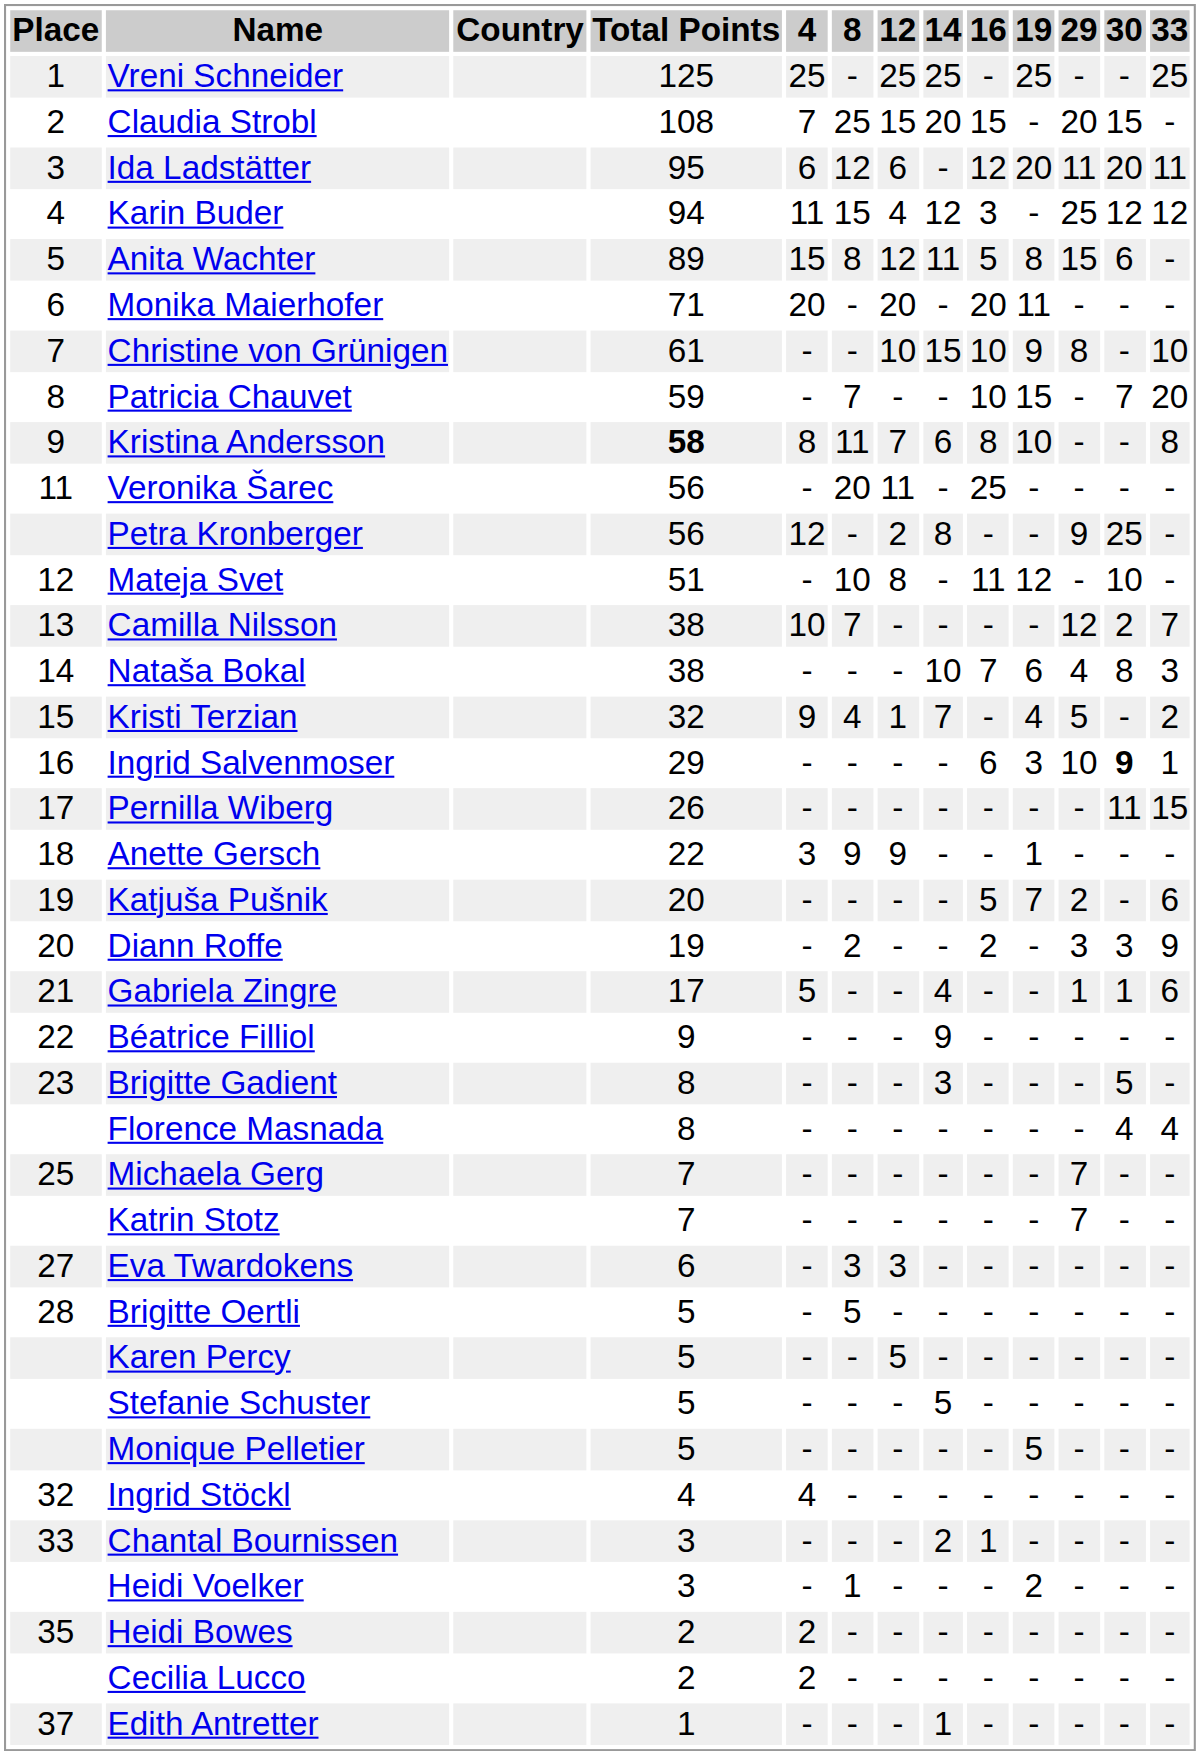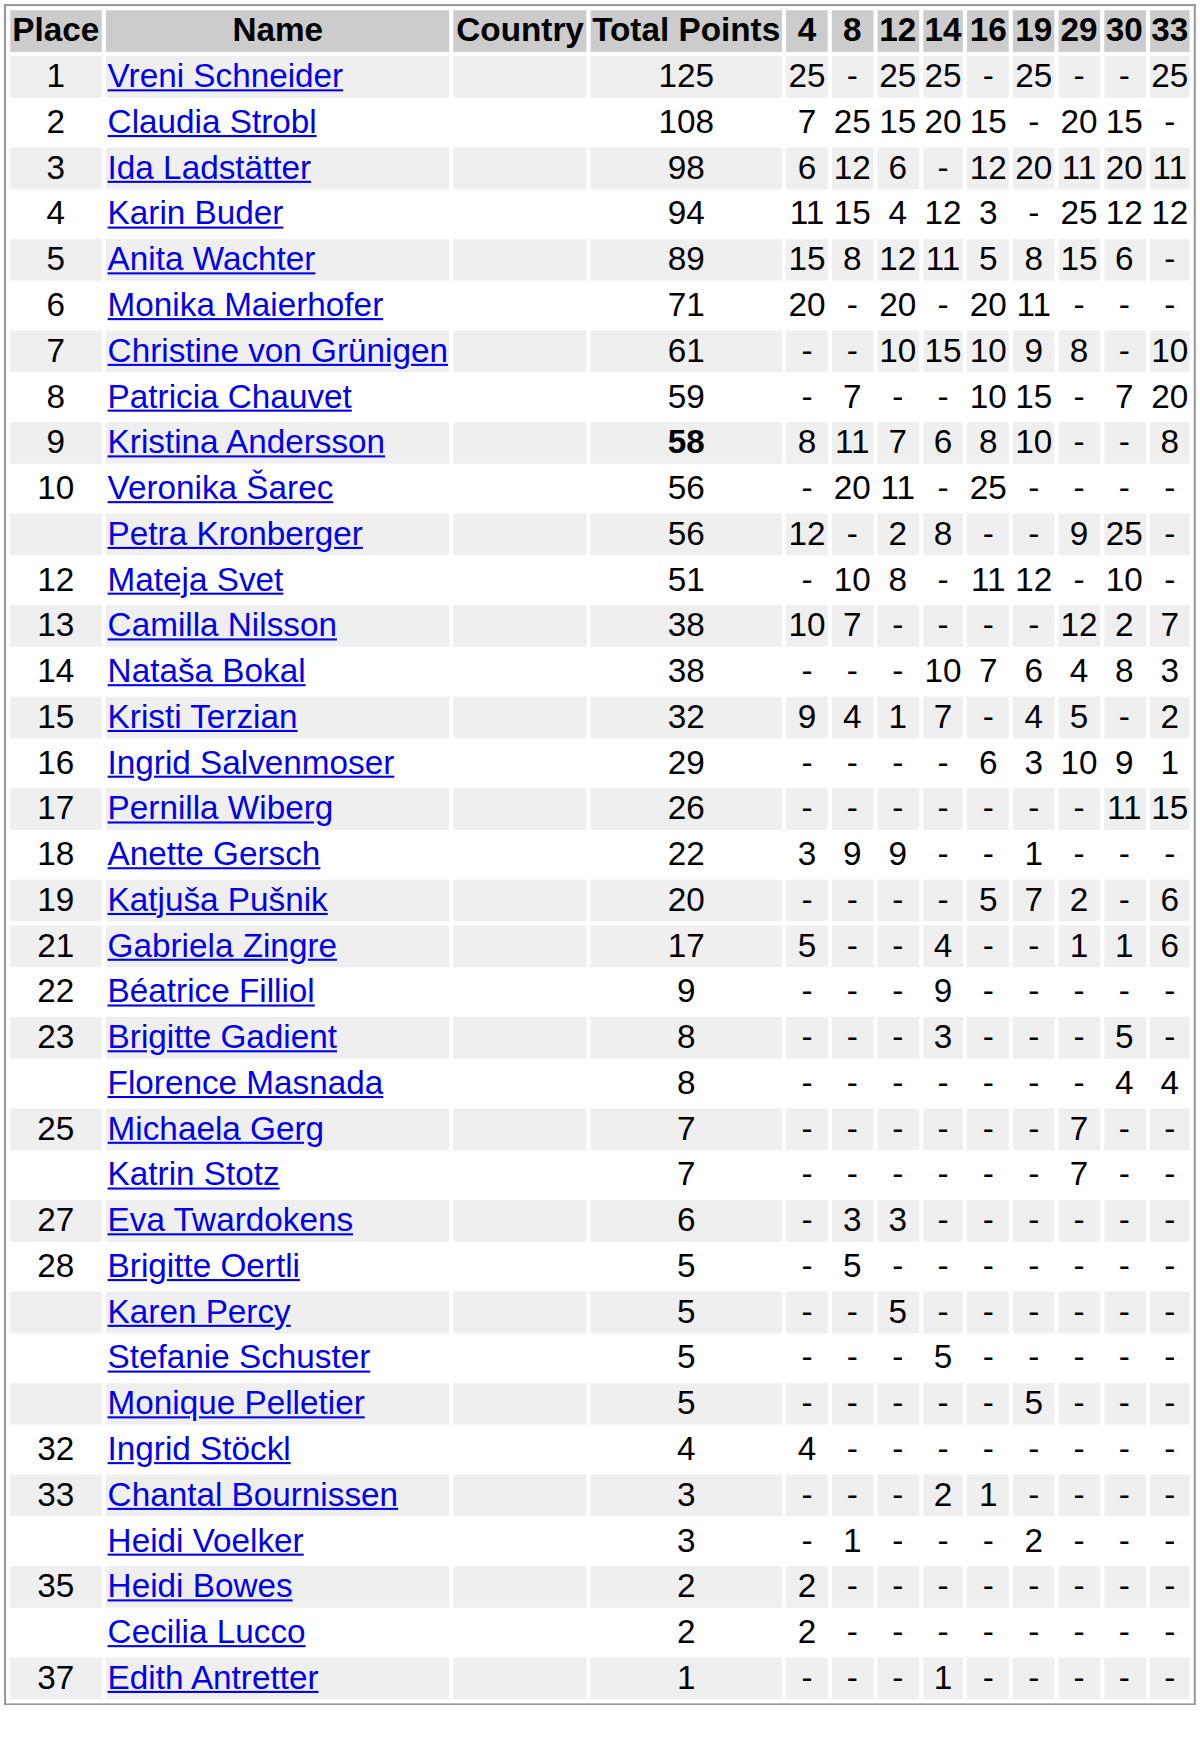(686, 167) 95 -> (686, 167) 98
(56, 488) 11 -> (56, 488) 10
(1124, 762) bold -> (1124, 762) normal
- row: (195, 945)
